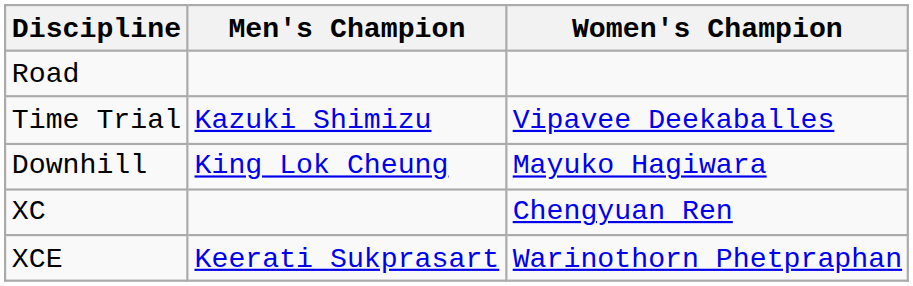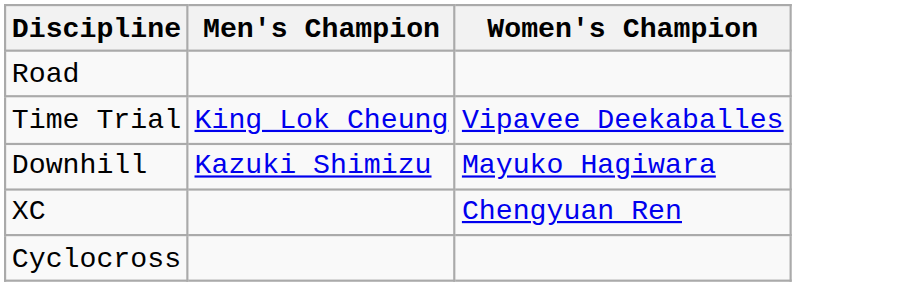(313, 120) Kazuki Shimizu -> (321, 120) King Lok Cheung
(321, 166) King Lok Cheung -> (313, 166) Kazuki Shimizu
- row: (37, 258)
+ row: (96, 258)
